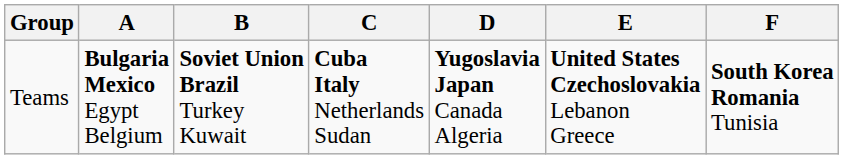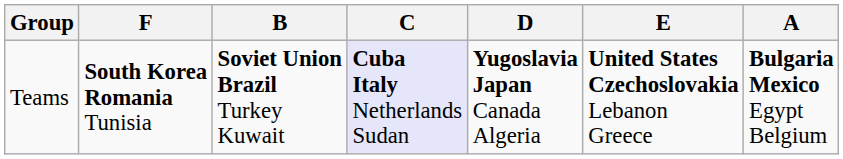columns swapped: (127, 22) <-> (772, 22)
(369, 96) no background -> (407, 96) lavender background
